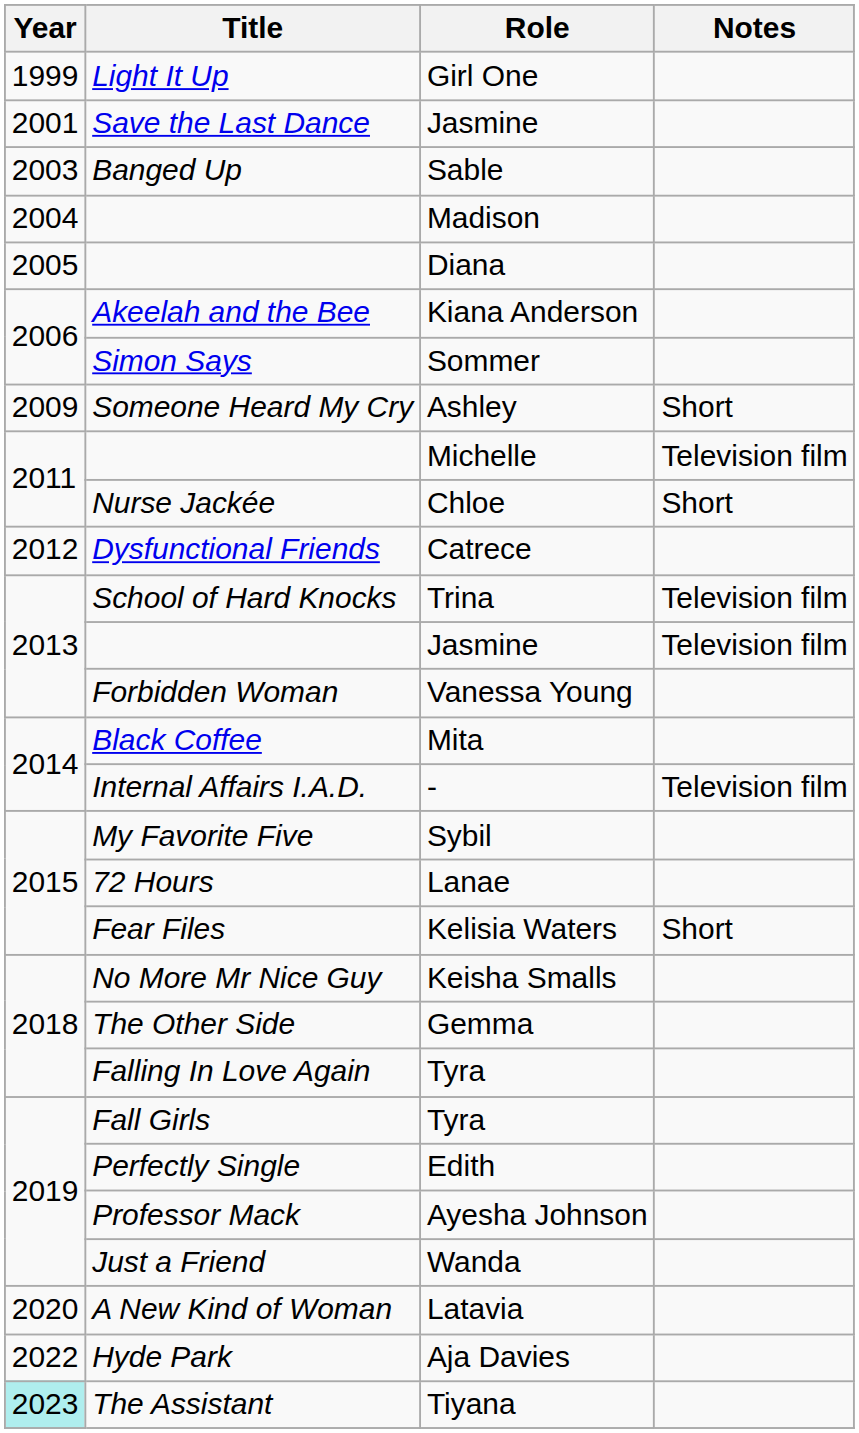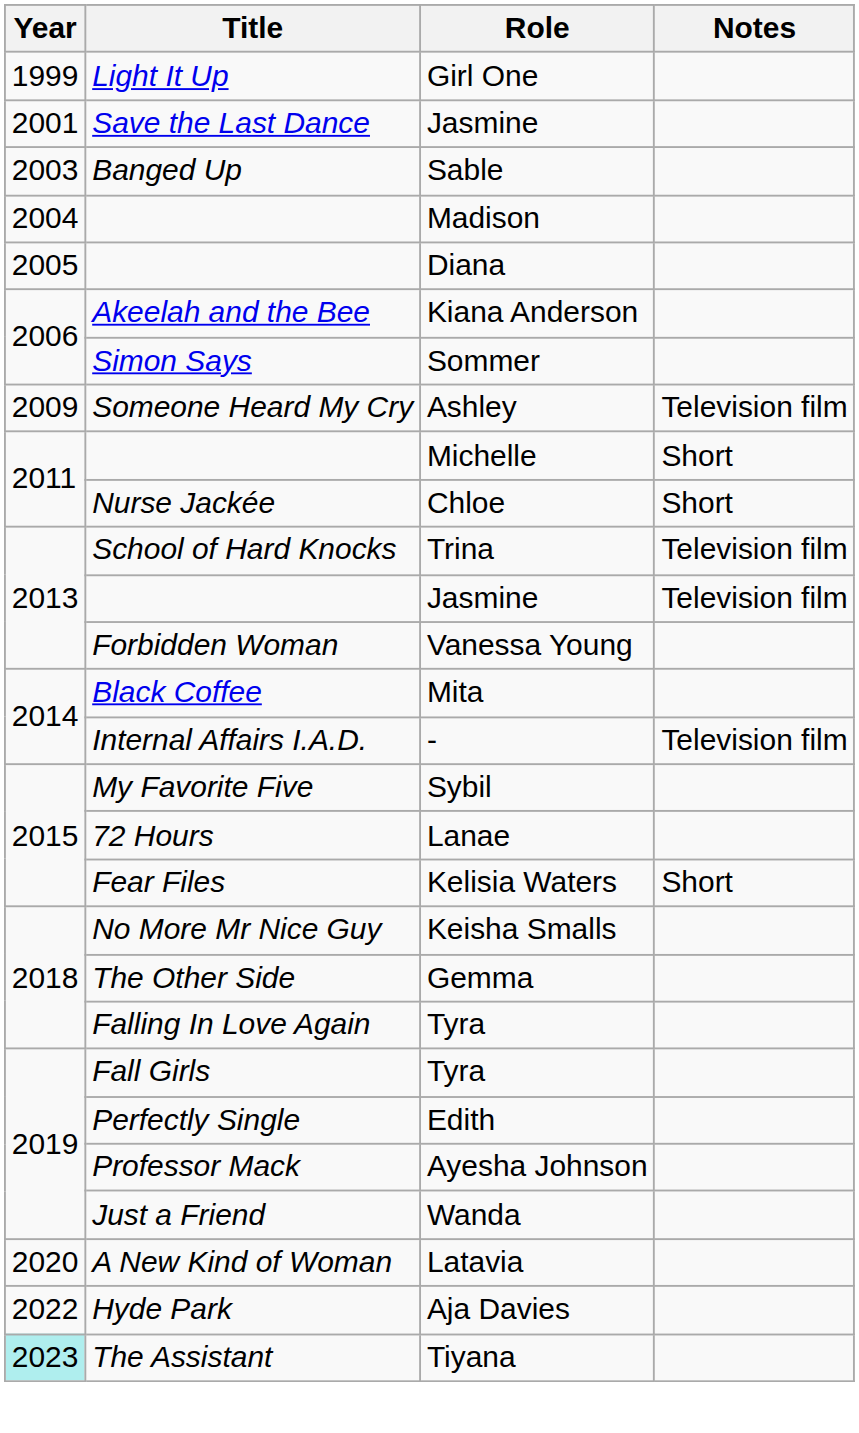(697, 407) Short -> (755, 407) Television film
(755, 455) Television film -> (697, 455) Short
- row: (236, 550)
